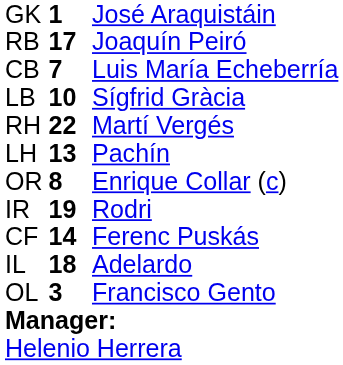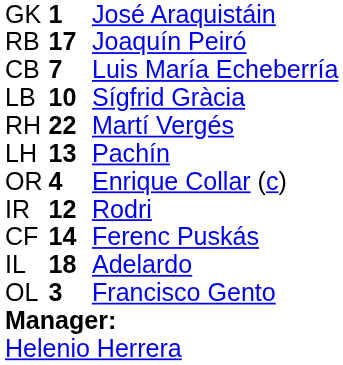(55, 181) 8 -> (55, 181) 4
(62, 209) 19 -> (62, 209) 12
